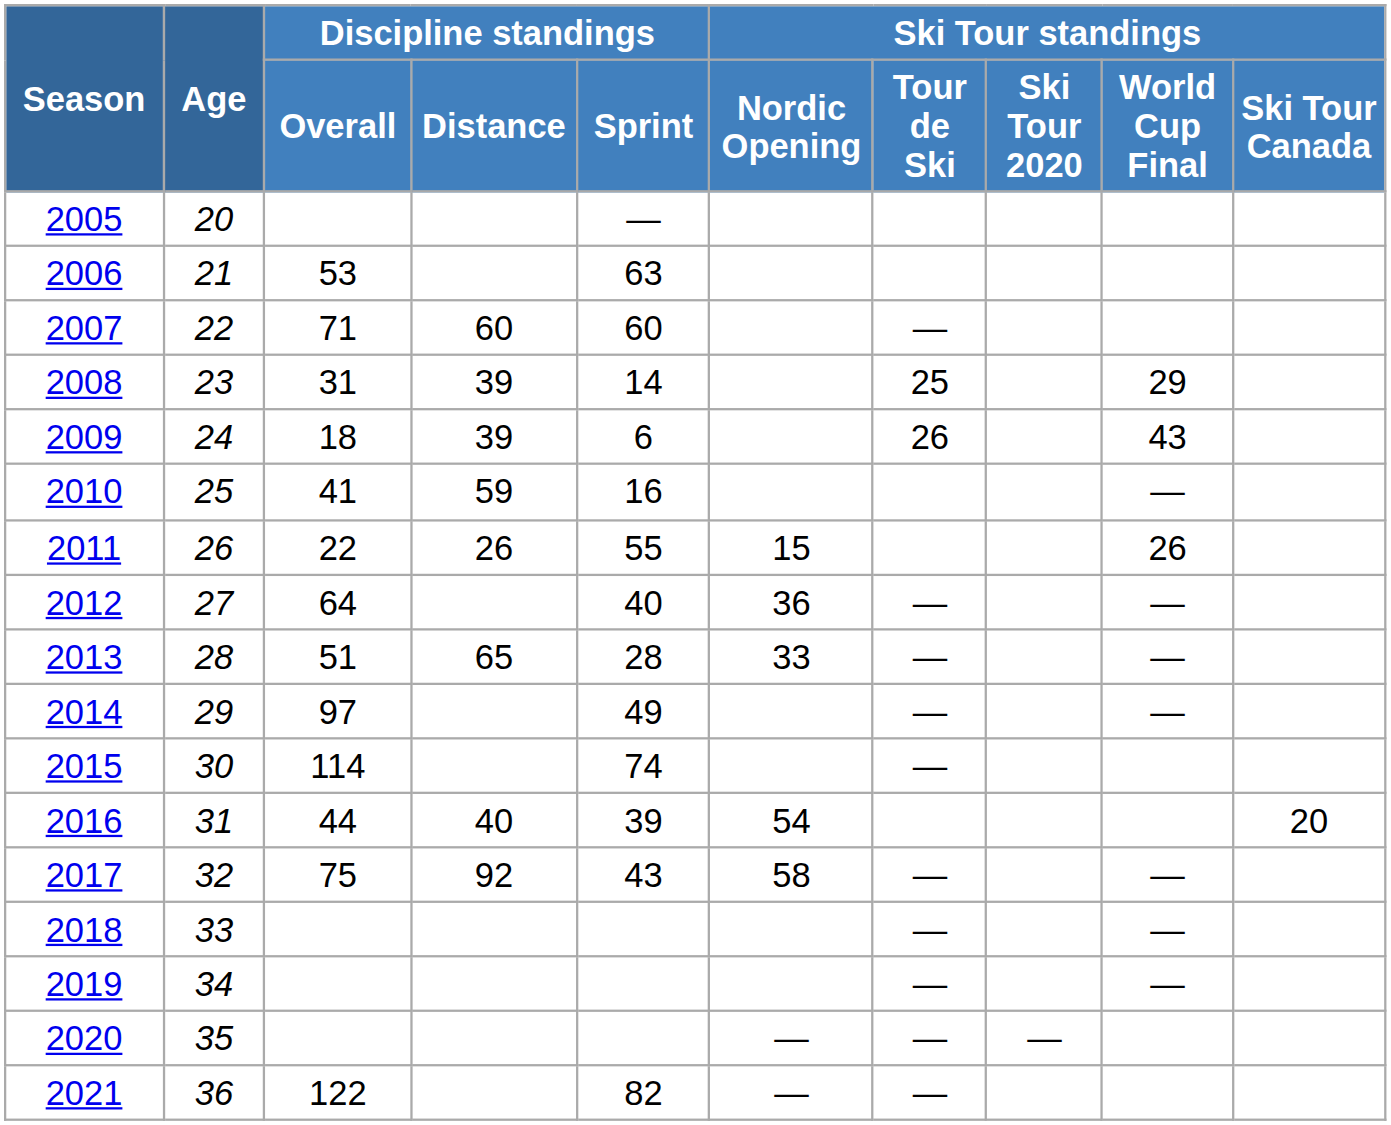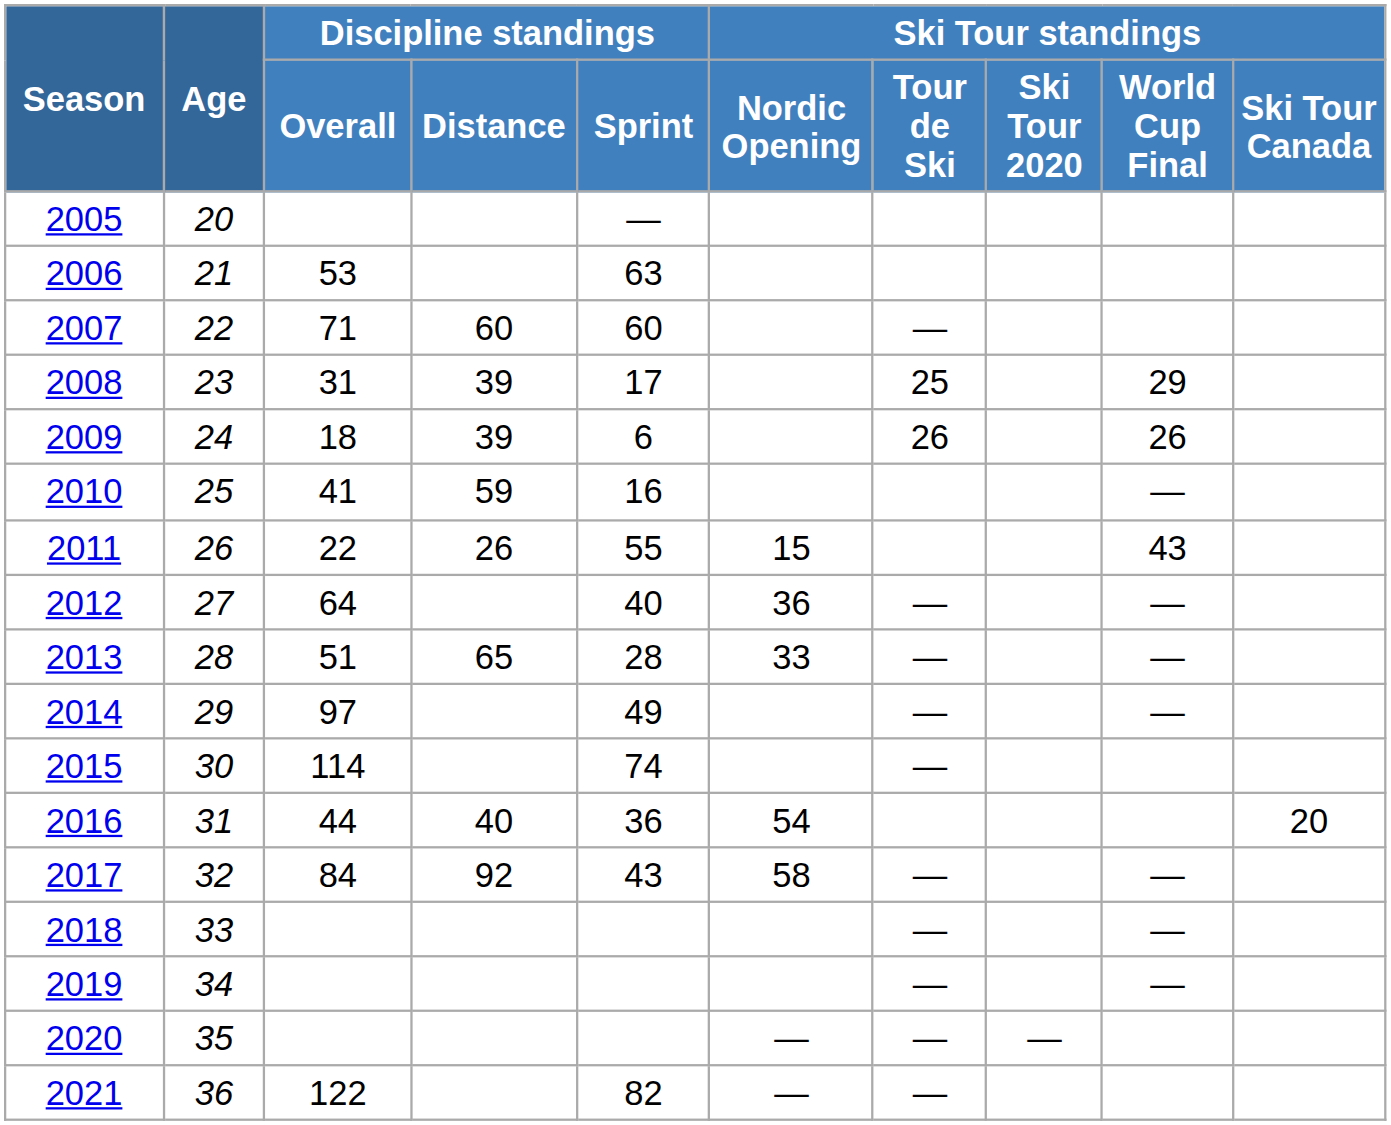(643, 383) 14 -> (643, 383) 17
(1168, 438) 43 -> (1168, 438) 26
(1168, 547) 26 -> (1168, 547) 43
(643, 820) 39 -> (643, 820) 36
(338, 875) 75 -> (338, 875) 84
